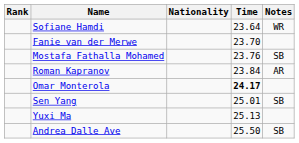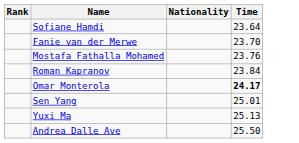- column: (279, 12)
